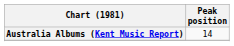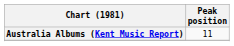(207, 34) 14 -> (207, 34) 11
